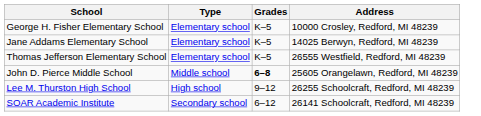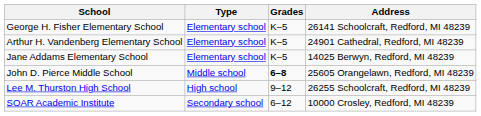(365, 27) 10000 Crosley, Redford, MI 48239 -> (389, 27) 26141 Schoolcraft, Redford, MI 48239
+ row: (94, 42)
- row: (86, 57)
(373, 103) 26141 Schoolcraft, Redford, MI 48239 -> (381, 103) 10000 Crosley, Redford, MI 48239
